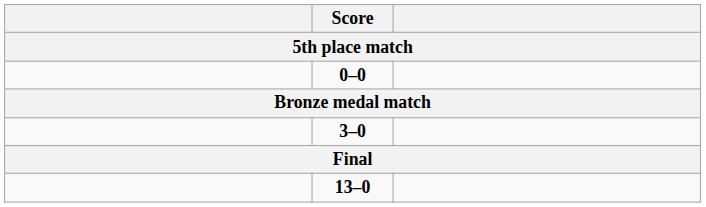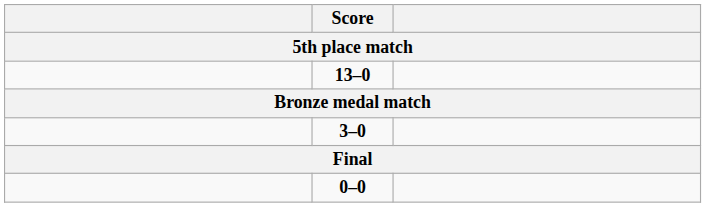rows swapped: (353, 74) <-> (353, 187)
